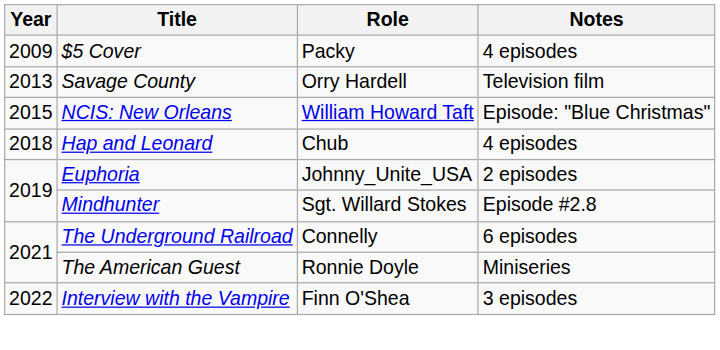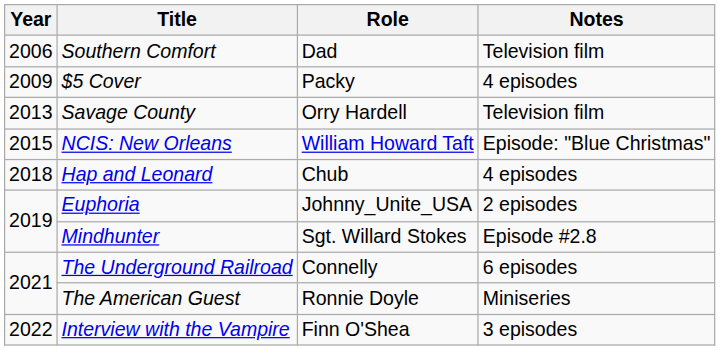+ row: (139, 50)
